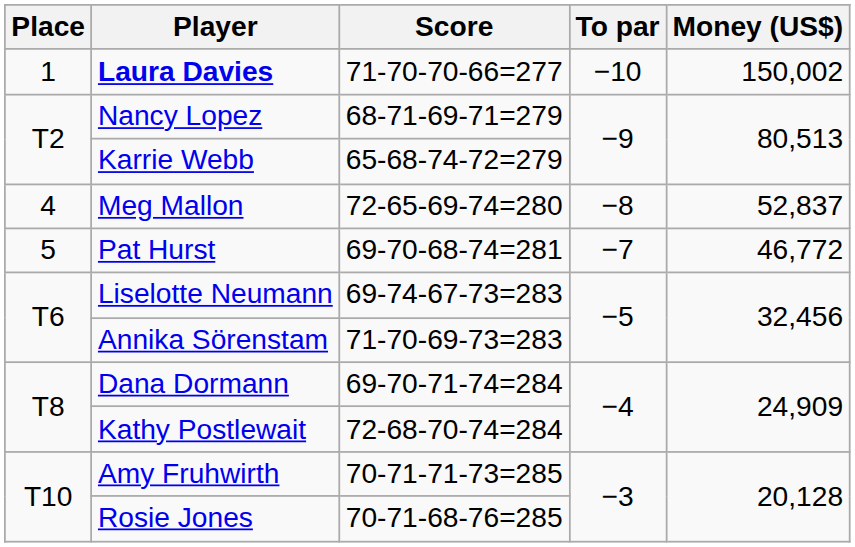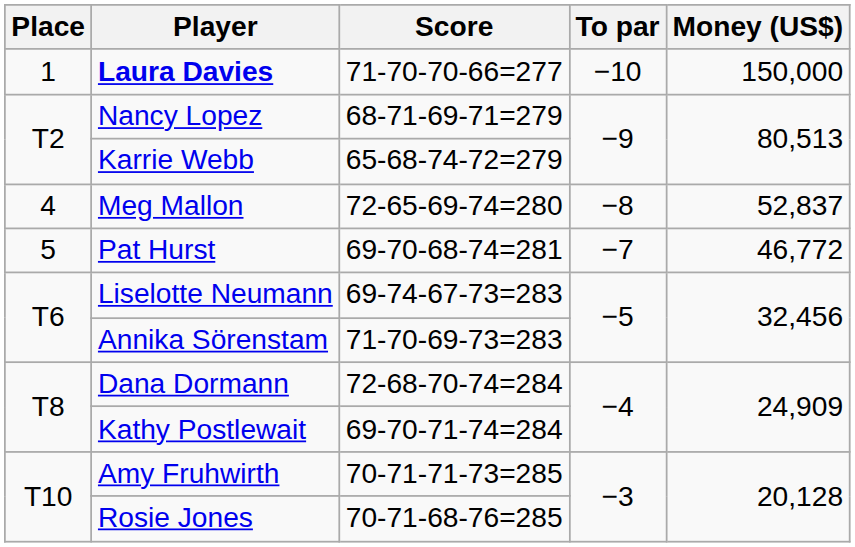(792, 71) 150,002 -> (792, 71) 150,000
(454, 384) 69-70-71-74=284 -> (454, 384) 72-68-70-74=284
(454, 428) 72-68-70-74=284 -> (454, 428) 69-70-71-74=284
